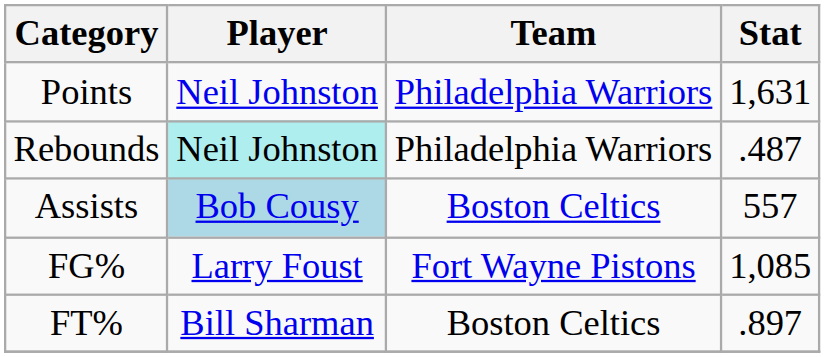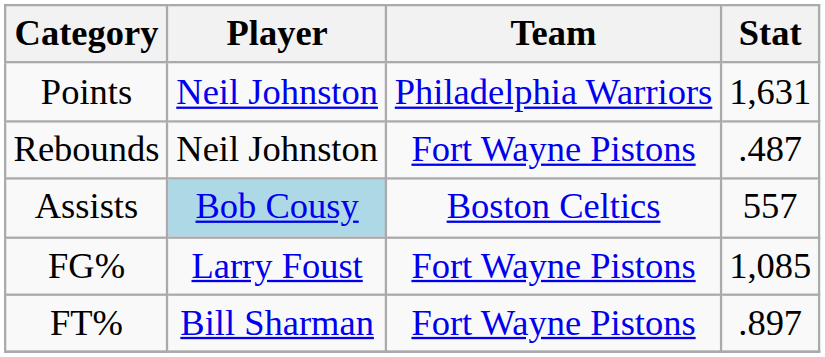(277, 149) paleturquoise background -> (277, 149) no background
(554, 149) Philadelphia Warriors -> (554, 149) Fort Wayne Pistons
(554, 322) Boston Celtics -> (554, 322) Fort Wayne Pistons
